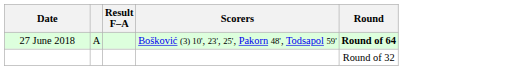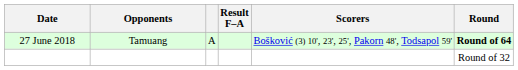+ column: (148, 18)
